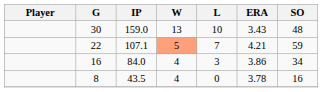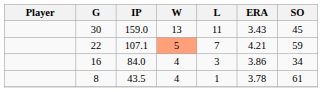(217, 29) 10 -> (217, 29) 11
(297, 29) 48 -> (297, 29) 45
(217, 78) 0 -> (217, 78) 1
(297, 78) 16 -> (297, 78) 61
